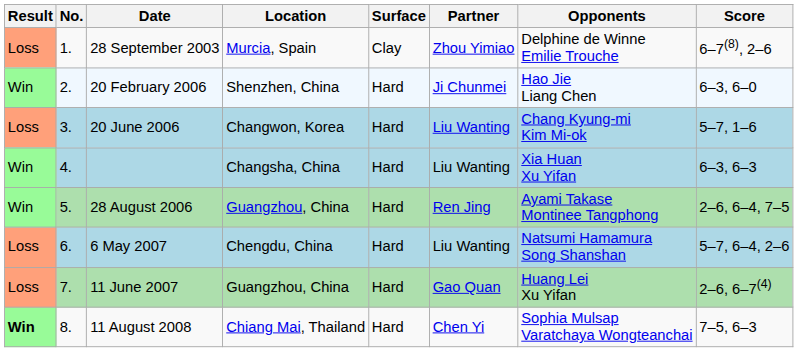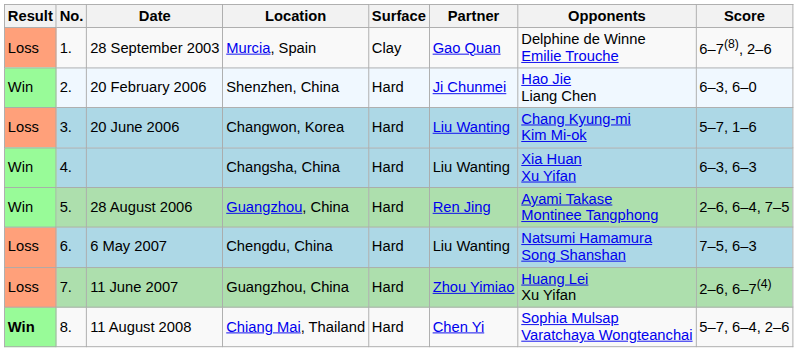(474, 47) Zhou Yimiao -> (467, 47) Gao Quan
(744, 247) 5–7, 6–4, 2–6 -> (728, 247) 7–5, 6–3
(467, 287) Gao Quan -> (474, 287) Zhou Yimiao
(728, 327) 7–5, 6–3 -> (744, 327) 5–7, 6–4, 2–6
